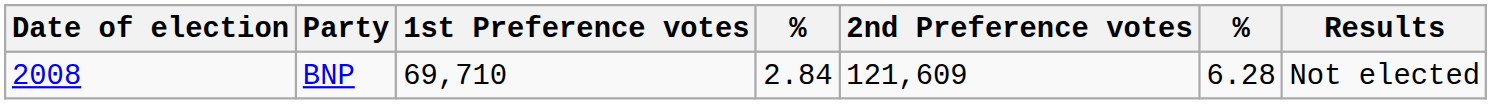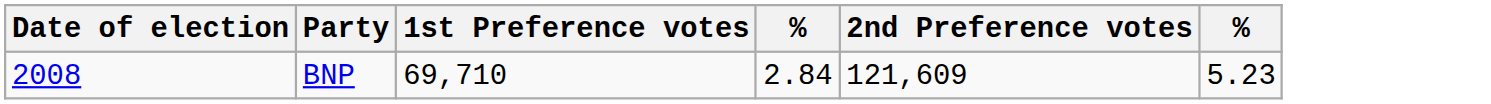- column: (1385, 29)
(1241, 76) 6.28 -> (1241, 76) 5.23
